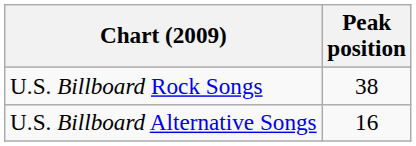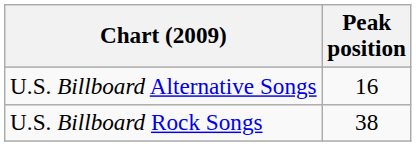rows swapped: (163, 122) <-> (136, 85)
